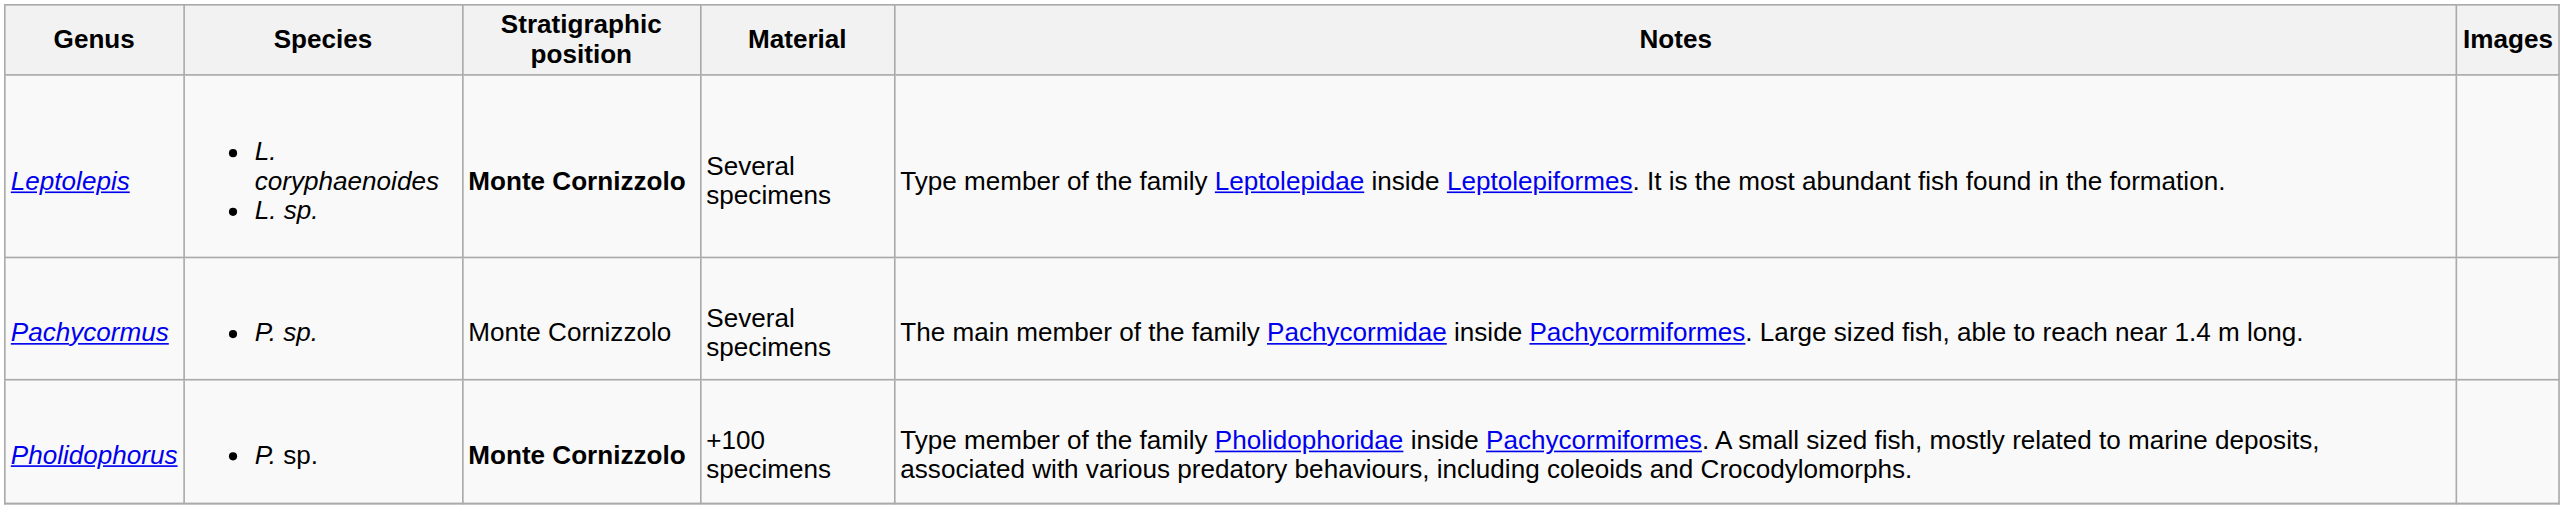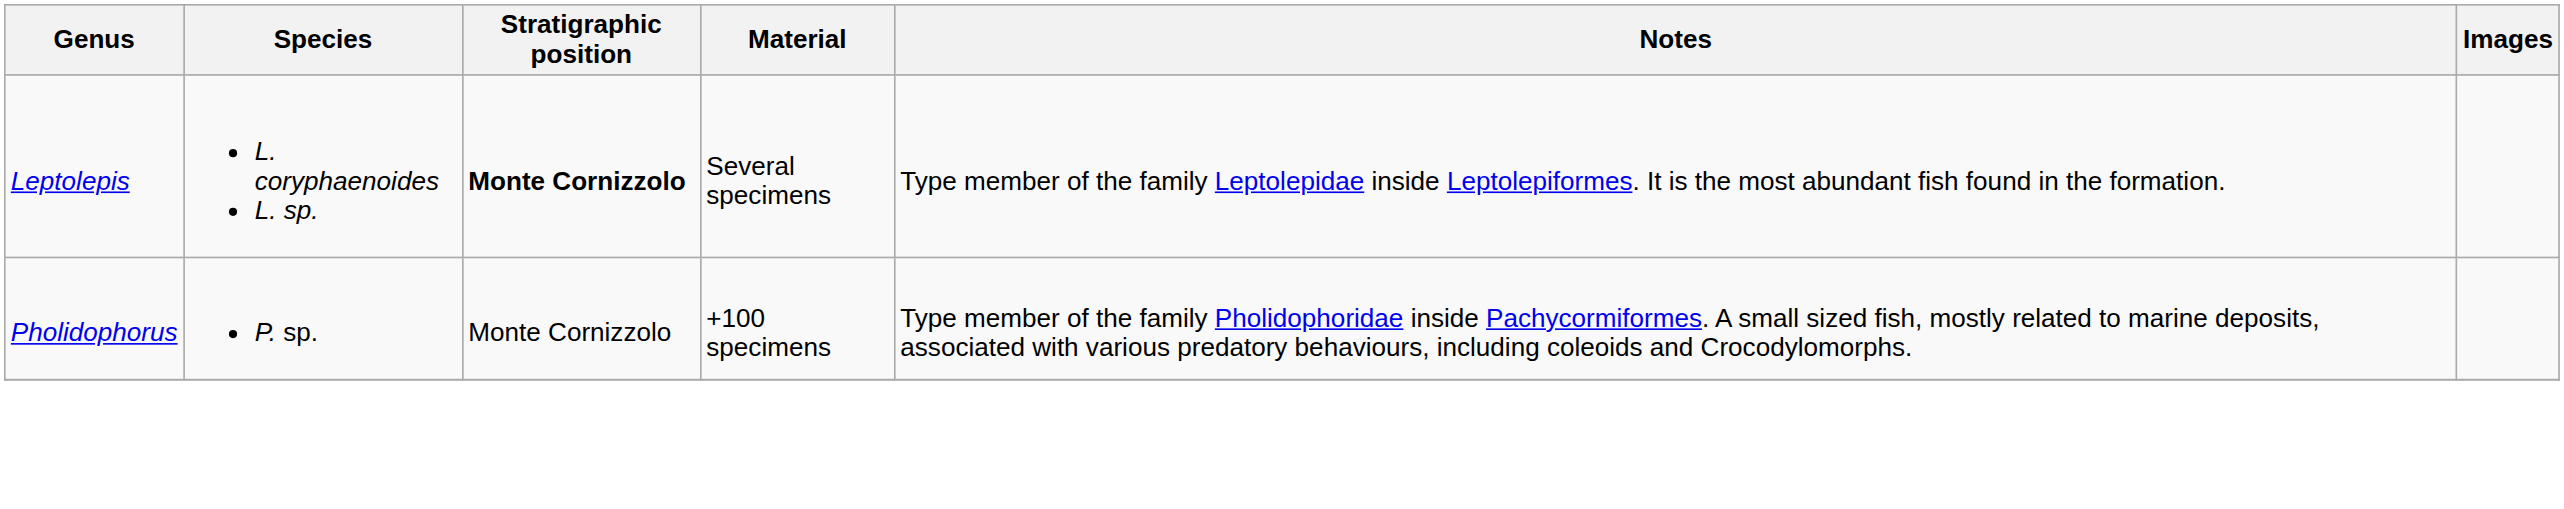- row: (90, 332)
(577, 455) bold -> (570, 332) normal
